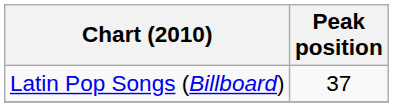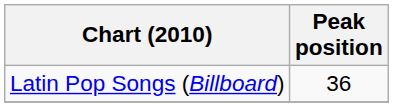(339, 83) 37 -> (339, 83) 36
